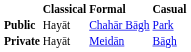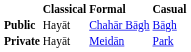(163, 25) Park -> (165, 25) Bāgh
(165, 41) Bāgh -> (163, 41) Park
